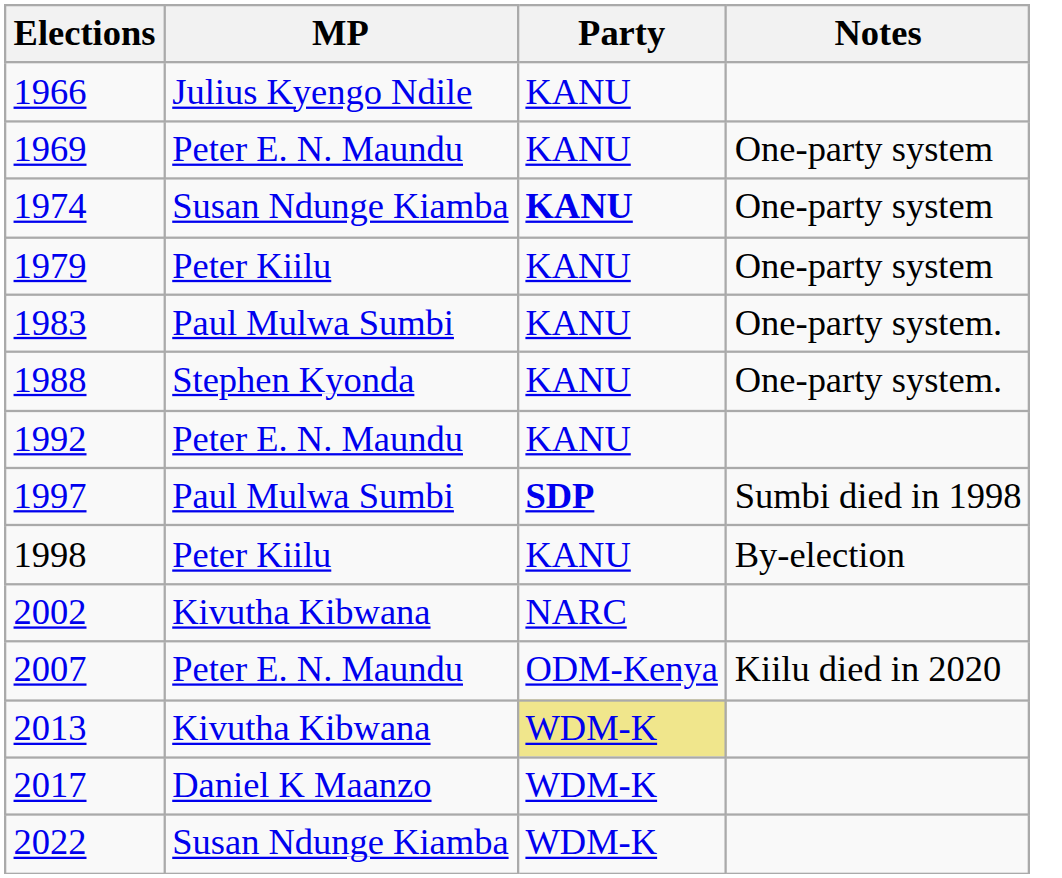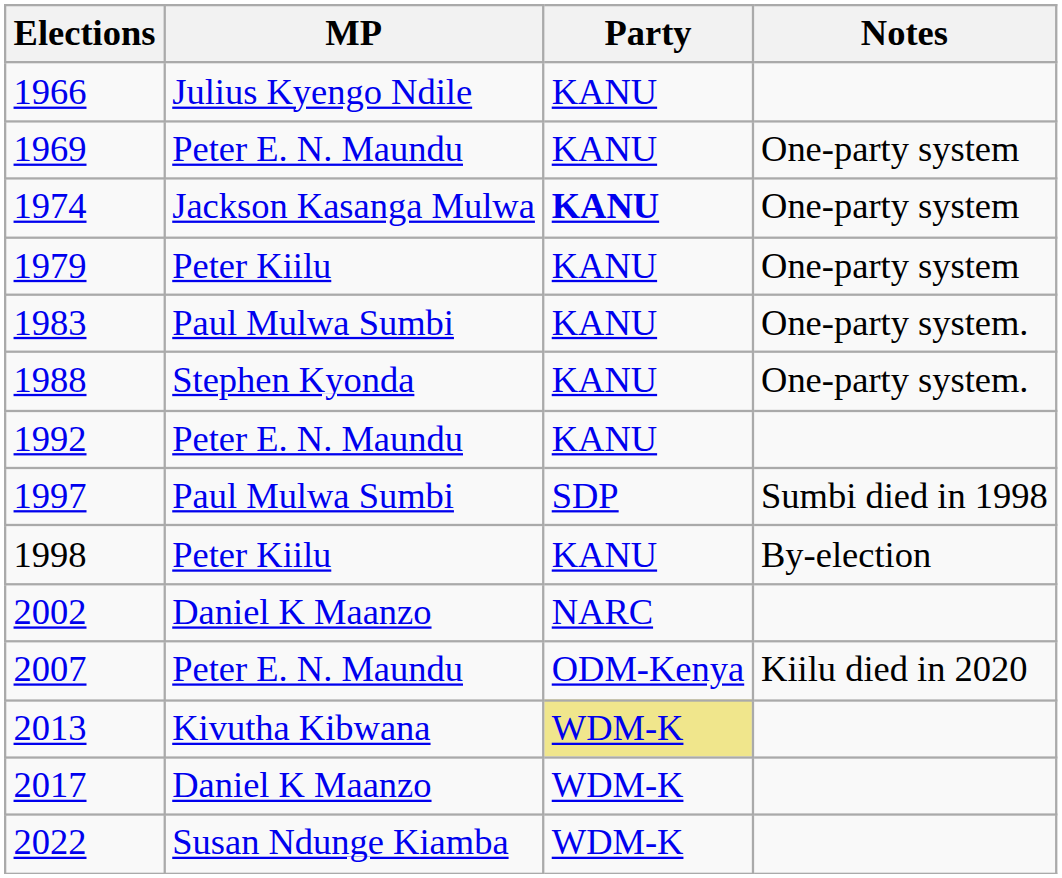(340, 206) Susan Ndunge Kiamba -> (354, 206) Jackson Kasanga Mulwa
(560, 496) bold -> (585, 496) normal
(301, 611) Kivutha Kibwana -> (302, 611) Daniel K Maanzo
